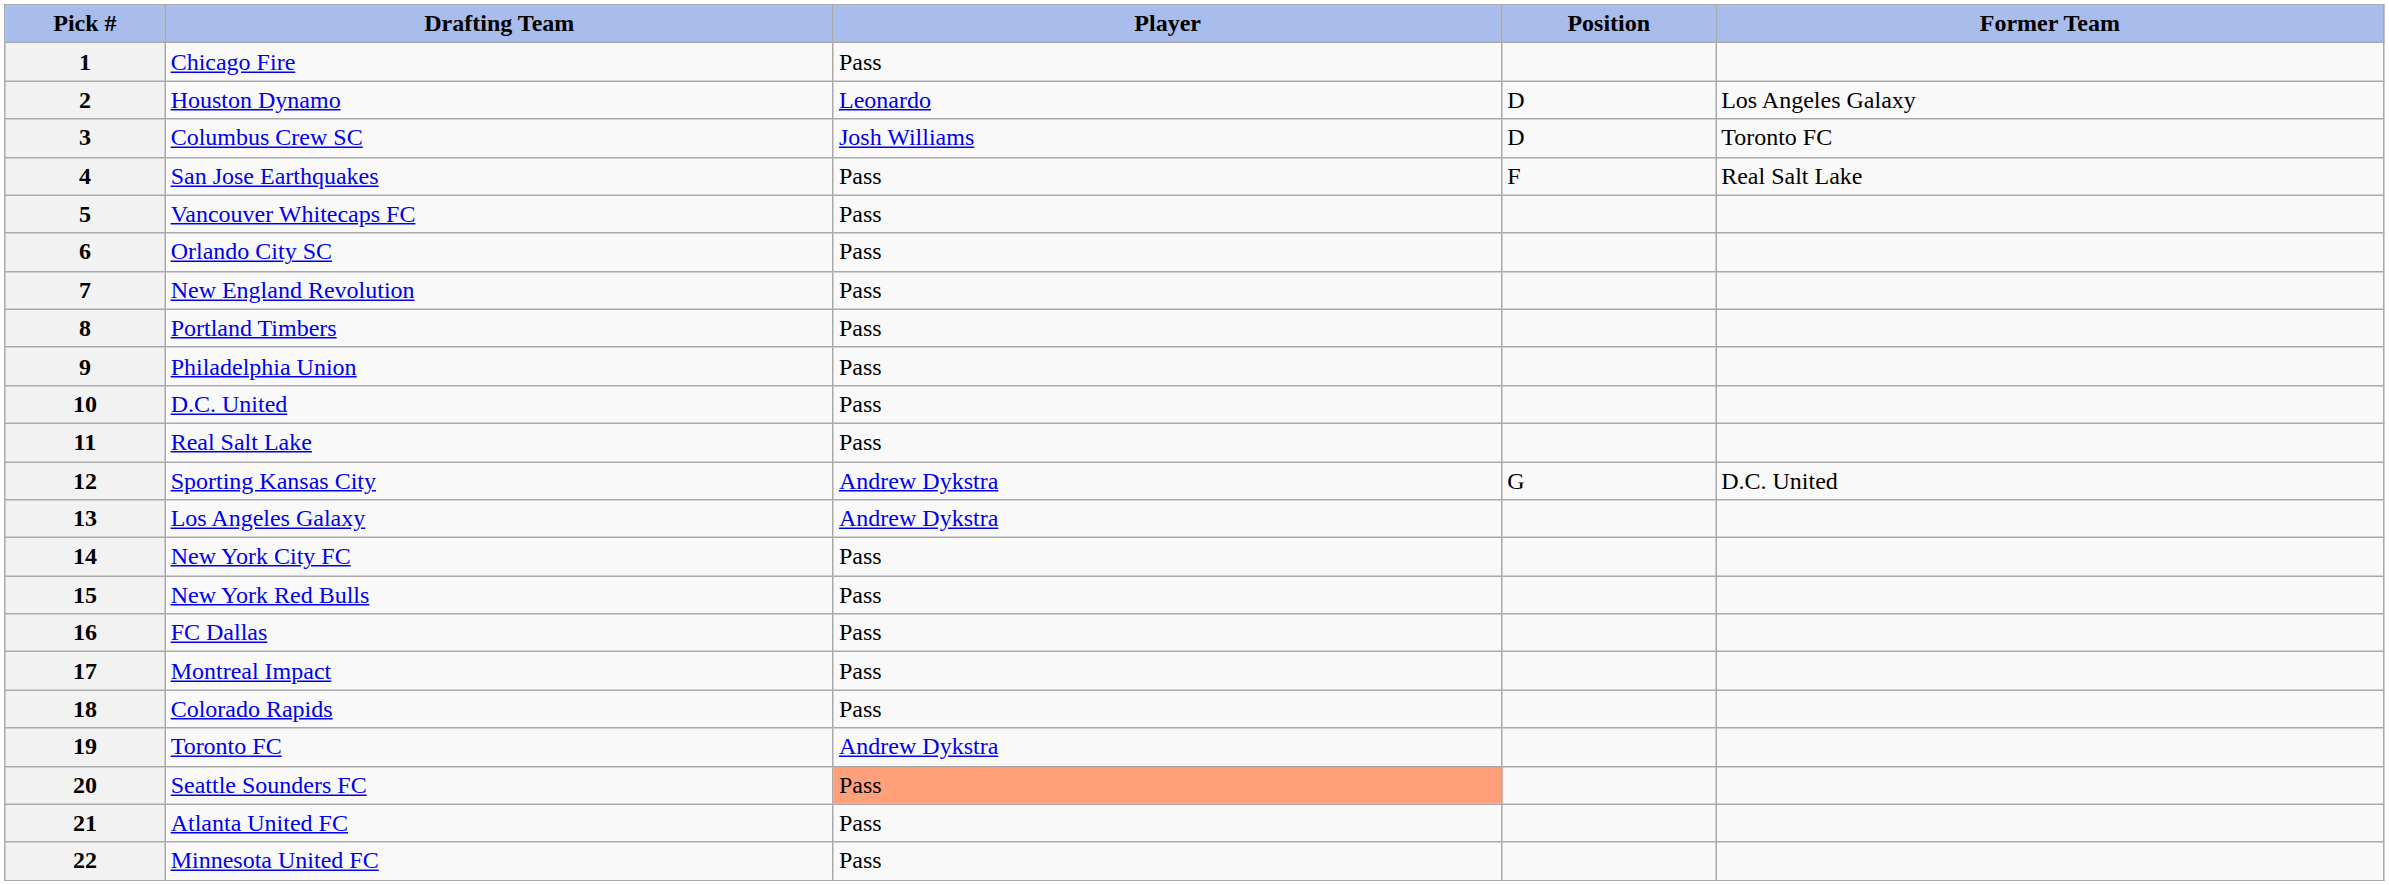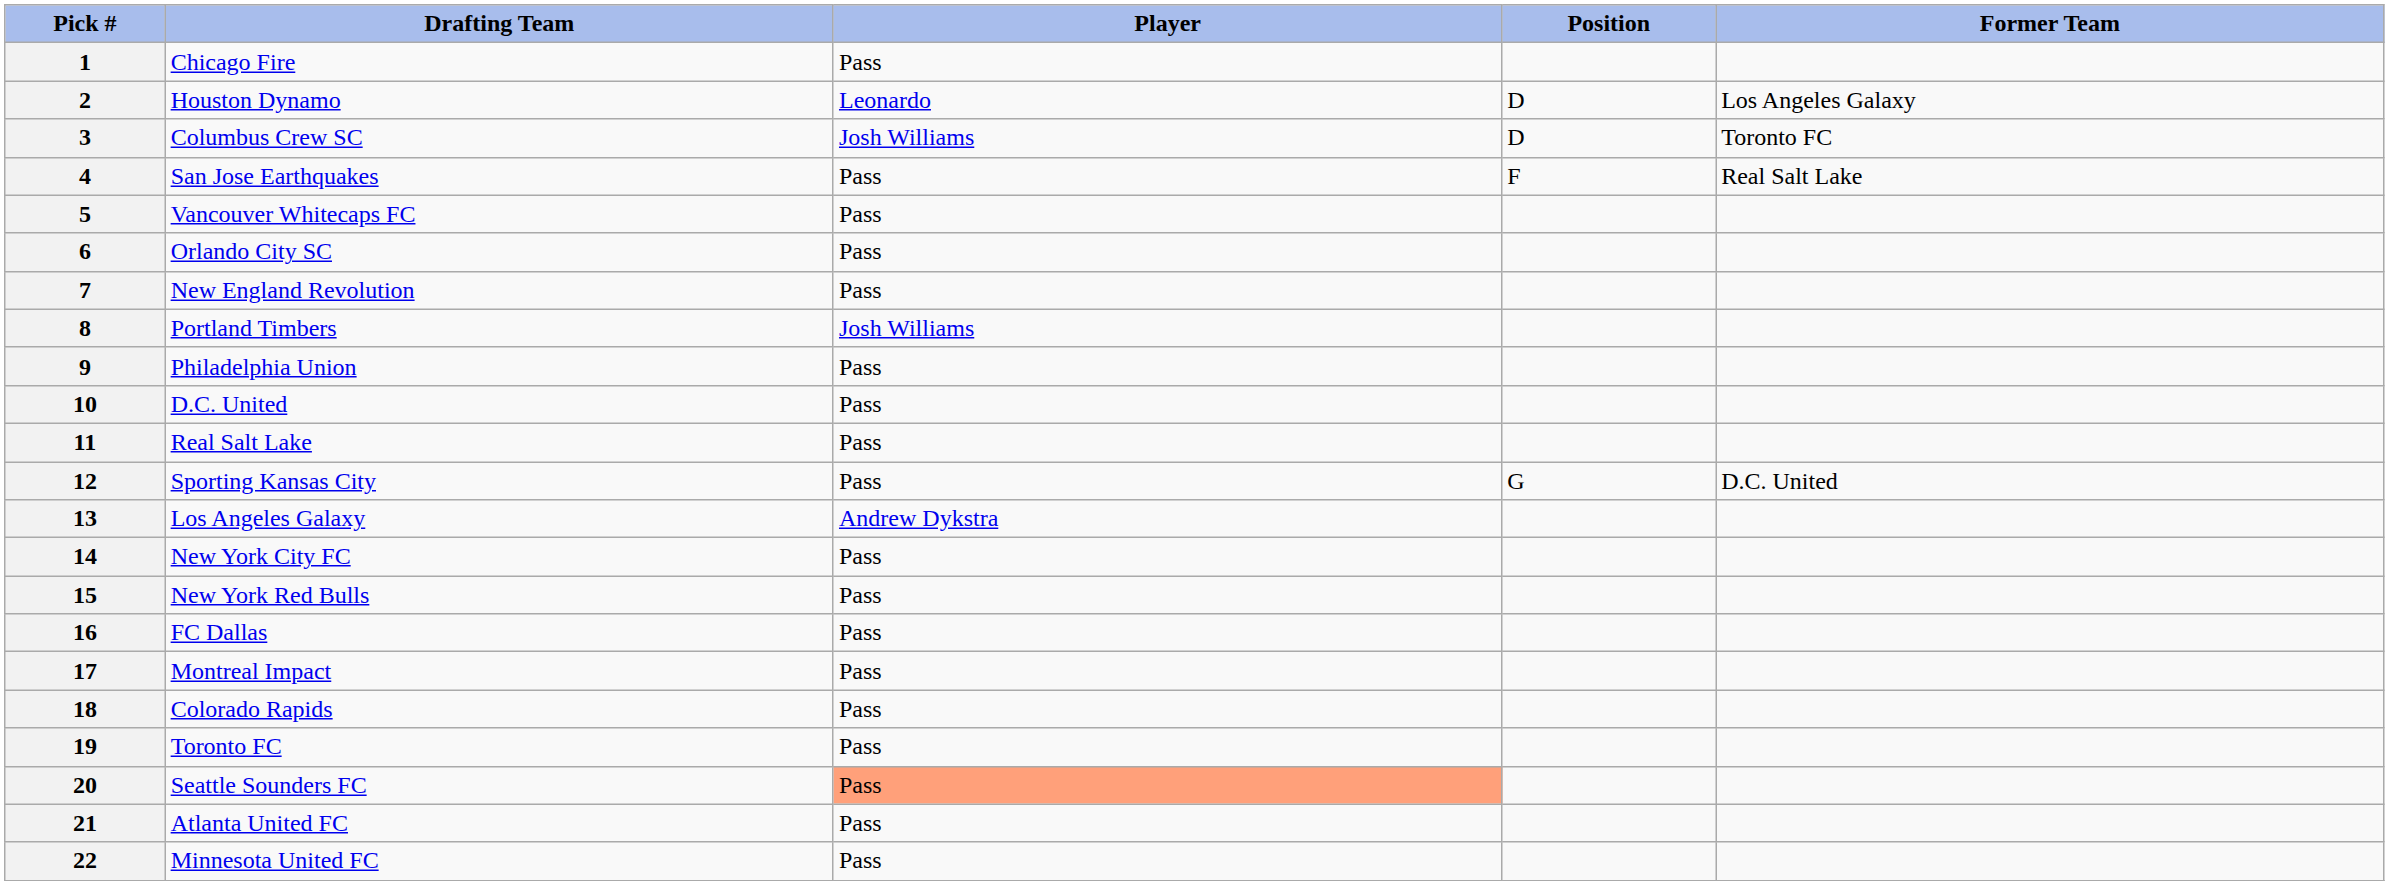(860, 328) Pass -> (907, 328) Josh Williams
(919, 480) Andrew Dykstra -> (860, 480) Pass
(919, 746) Andrew Dykstra -> (860, 746) Pass
